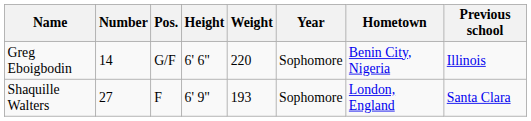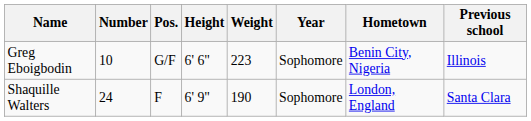(106, 60) 14 -> (106, 60) 10
(241, 60) 220 -> (241, 60) 223
(106, 97) 27 -> (106, 97) 24
(241, 97) 193 -> (241, 97) 190
